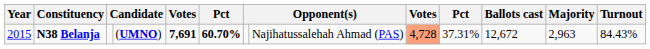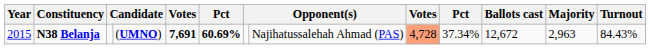(221, 34) 60.70% -> (221, 34) 60.69%
(461, 34) 37.31% -> (461, 34) 37.34%
